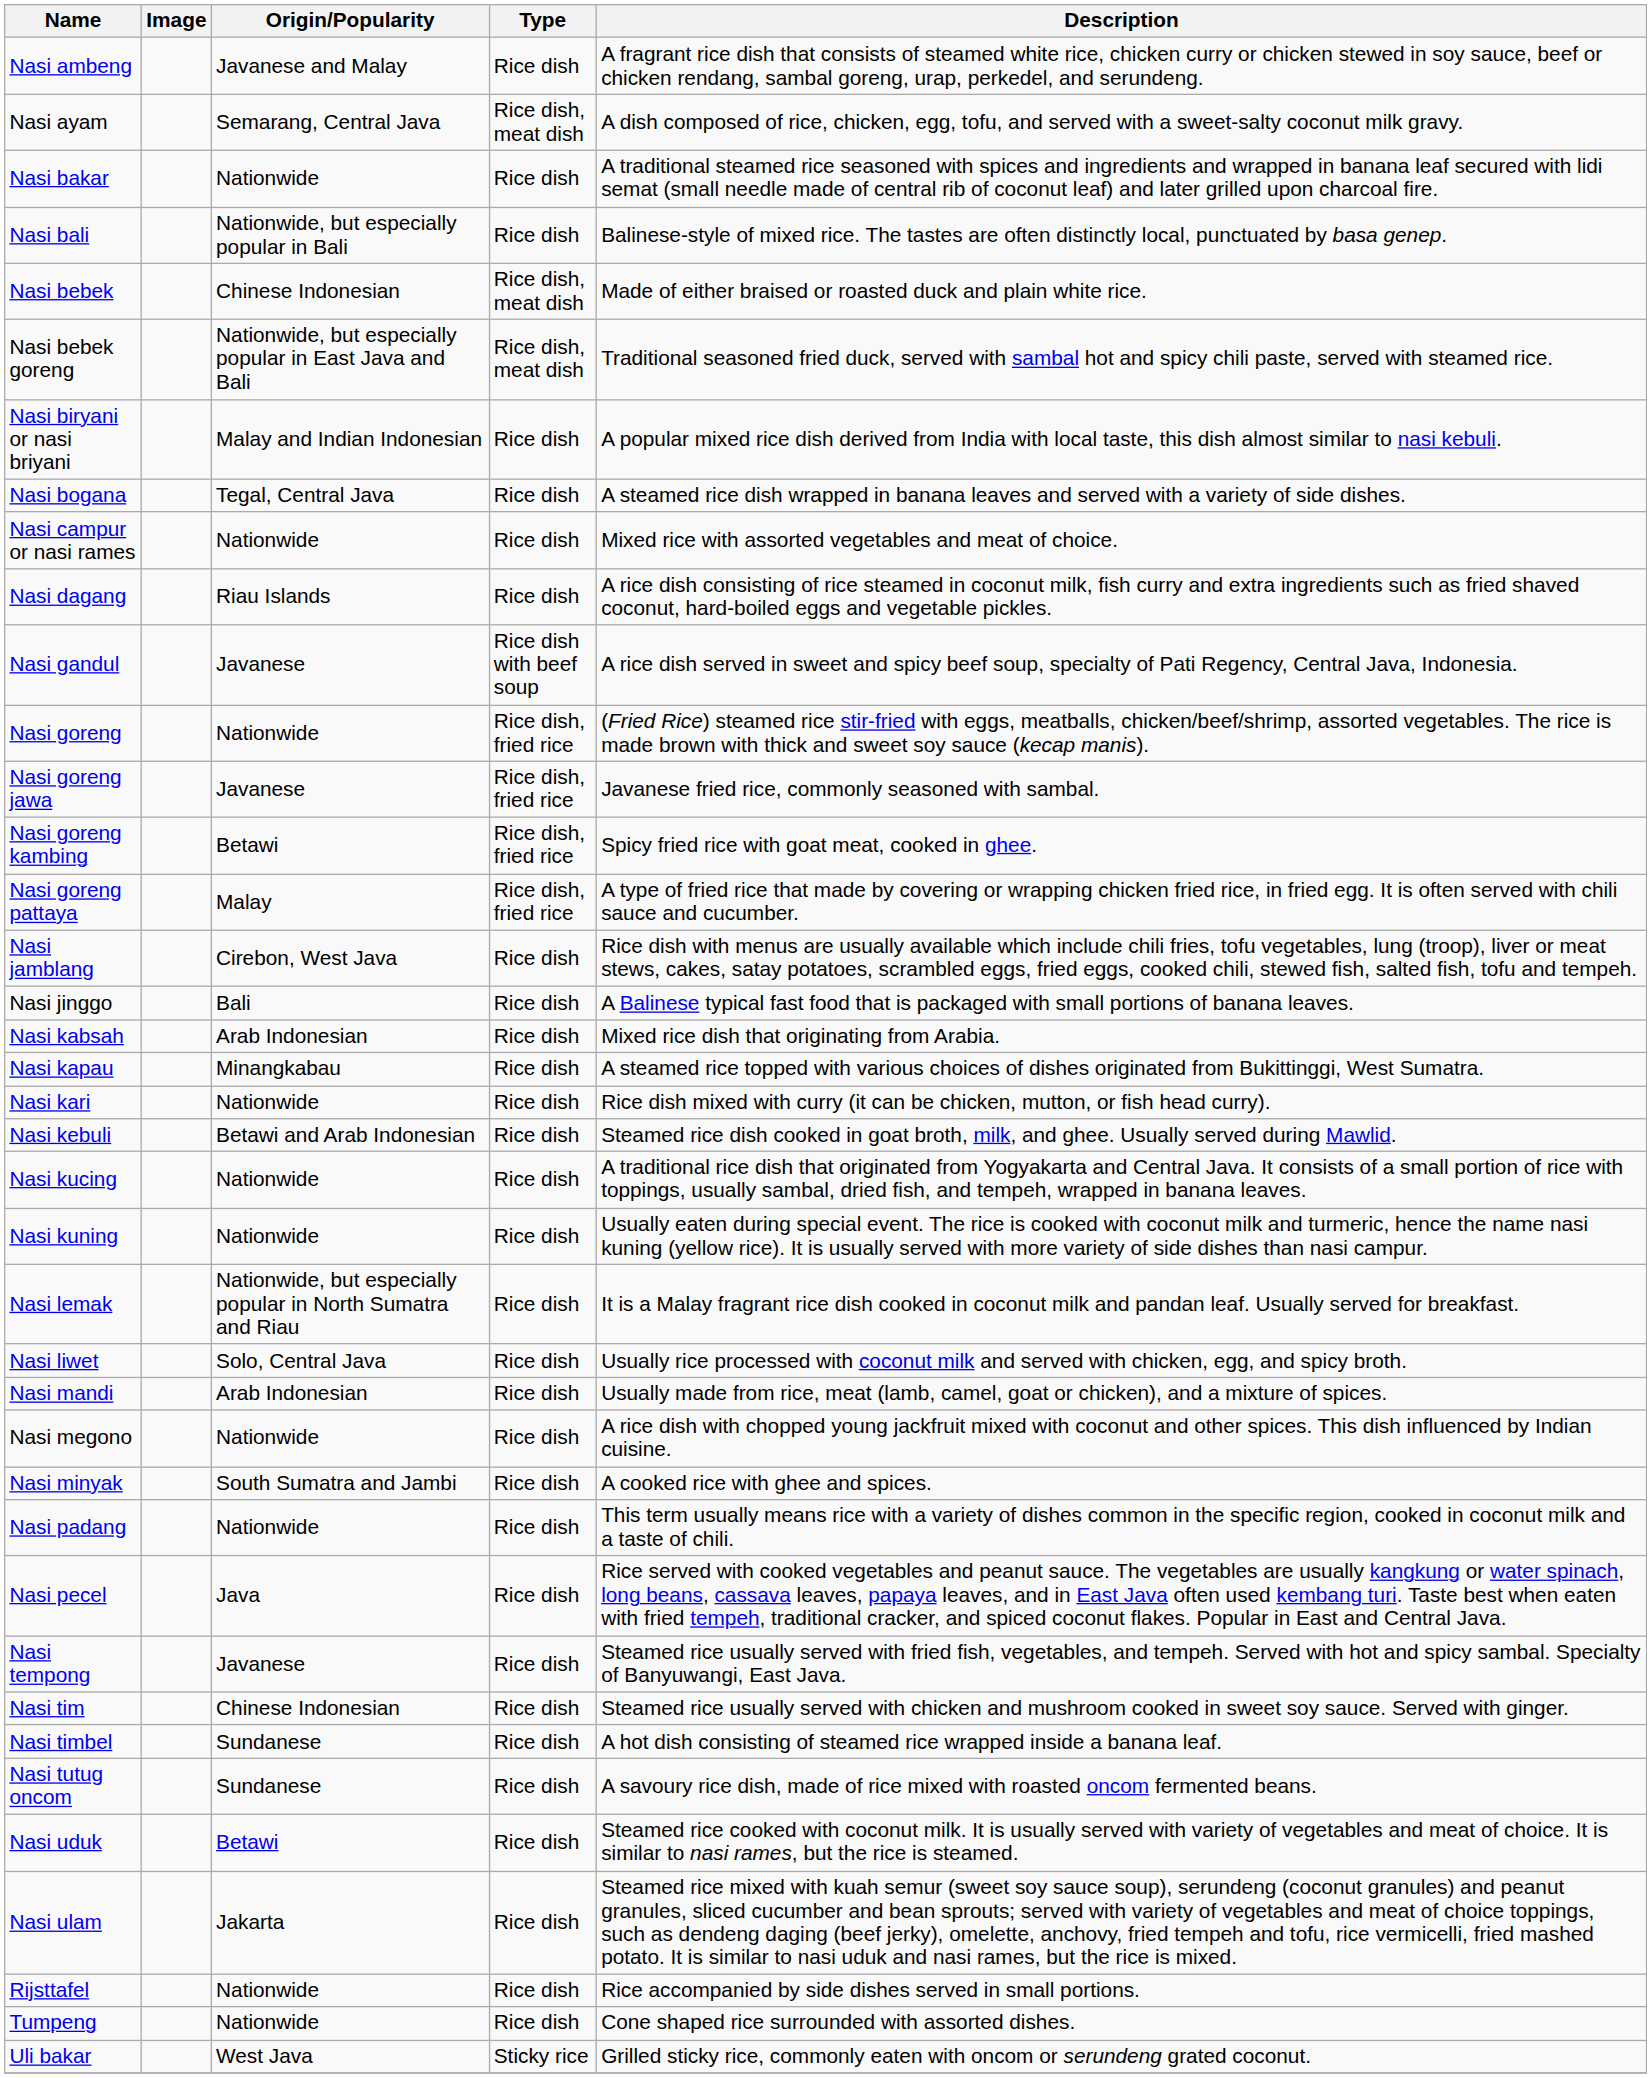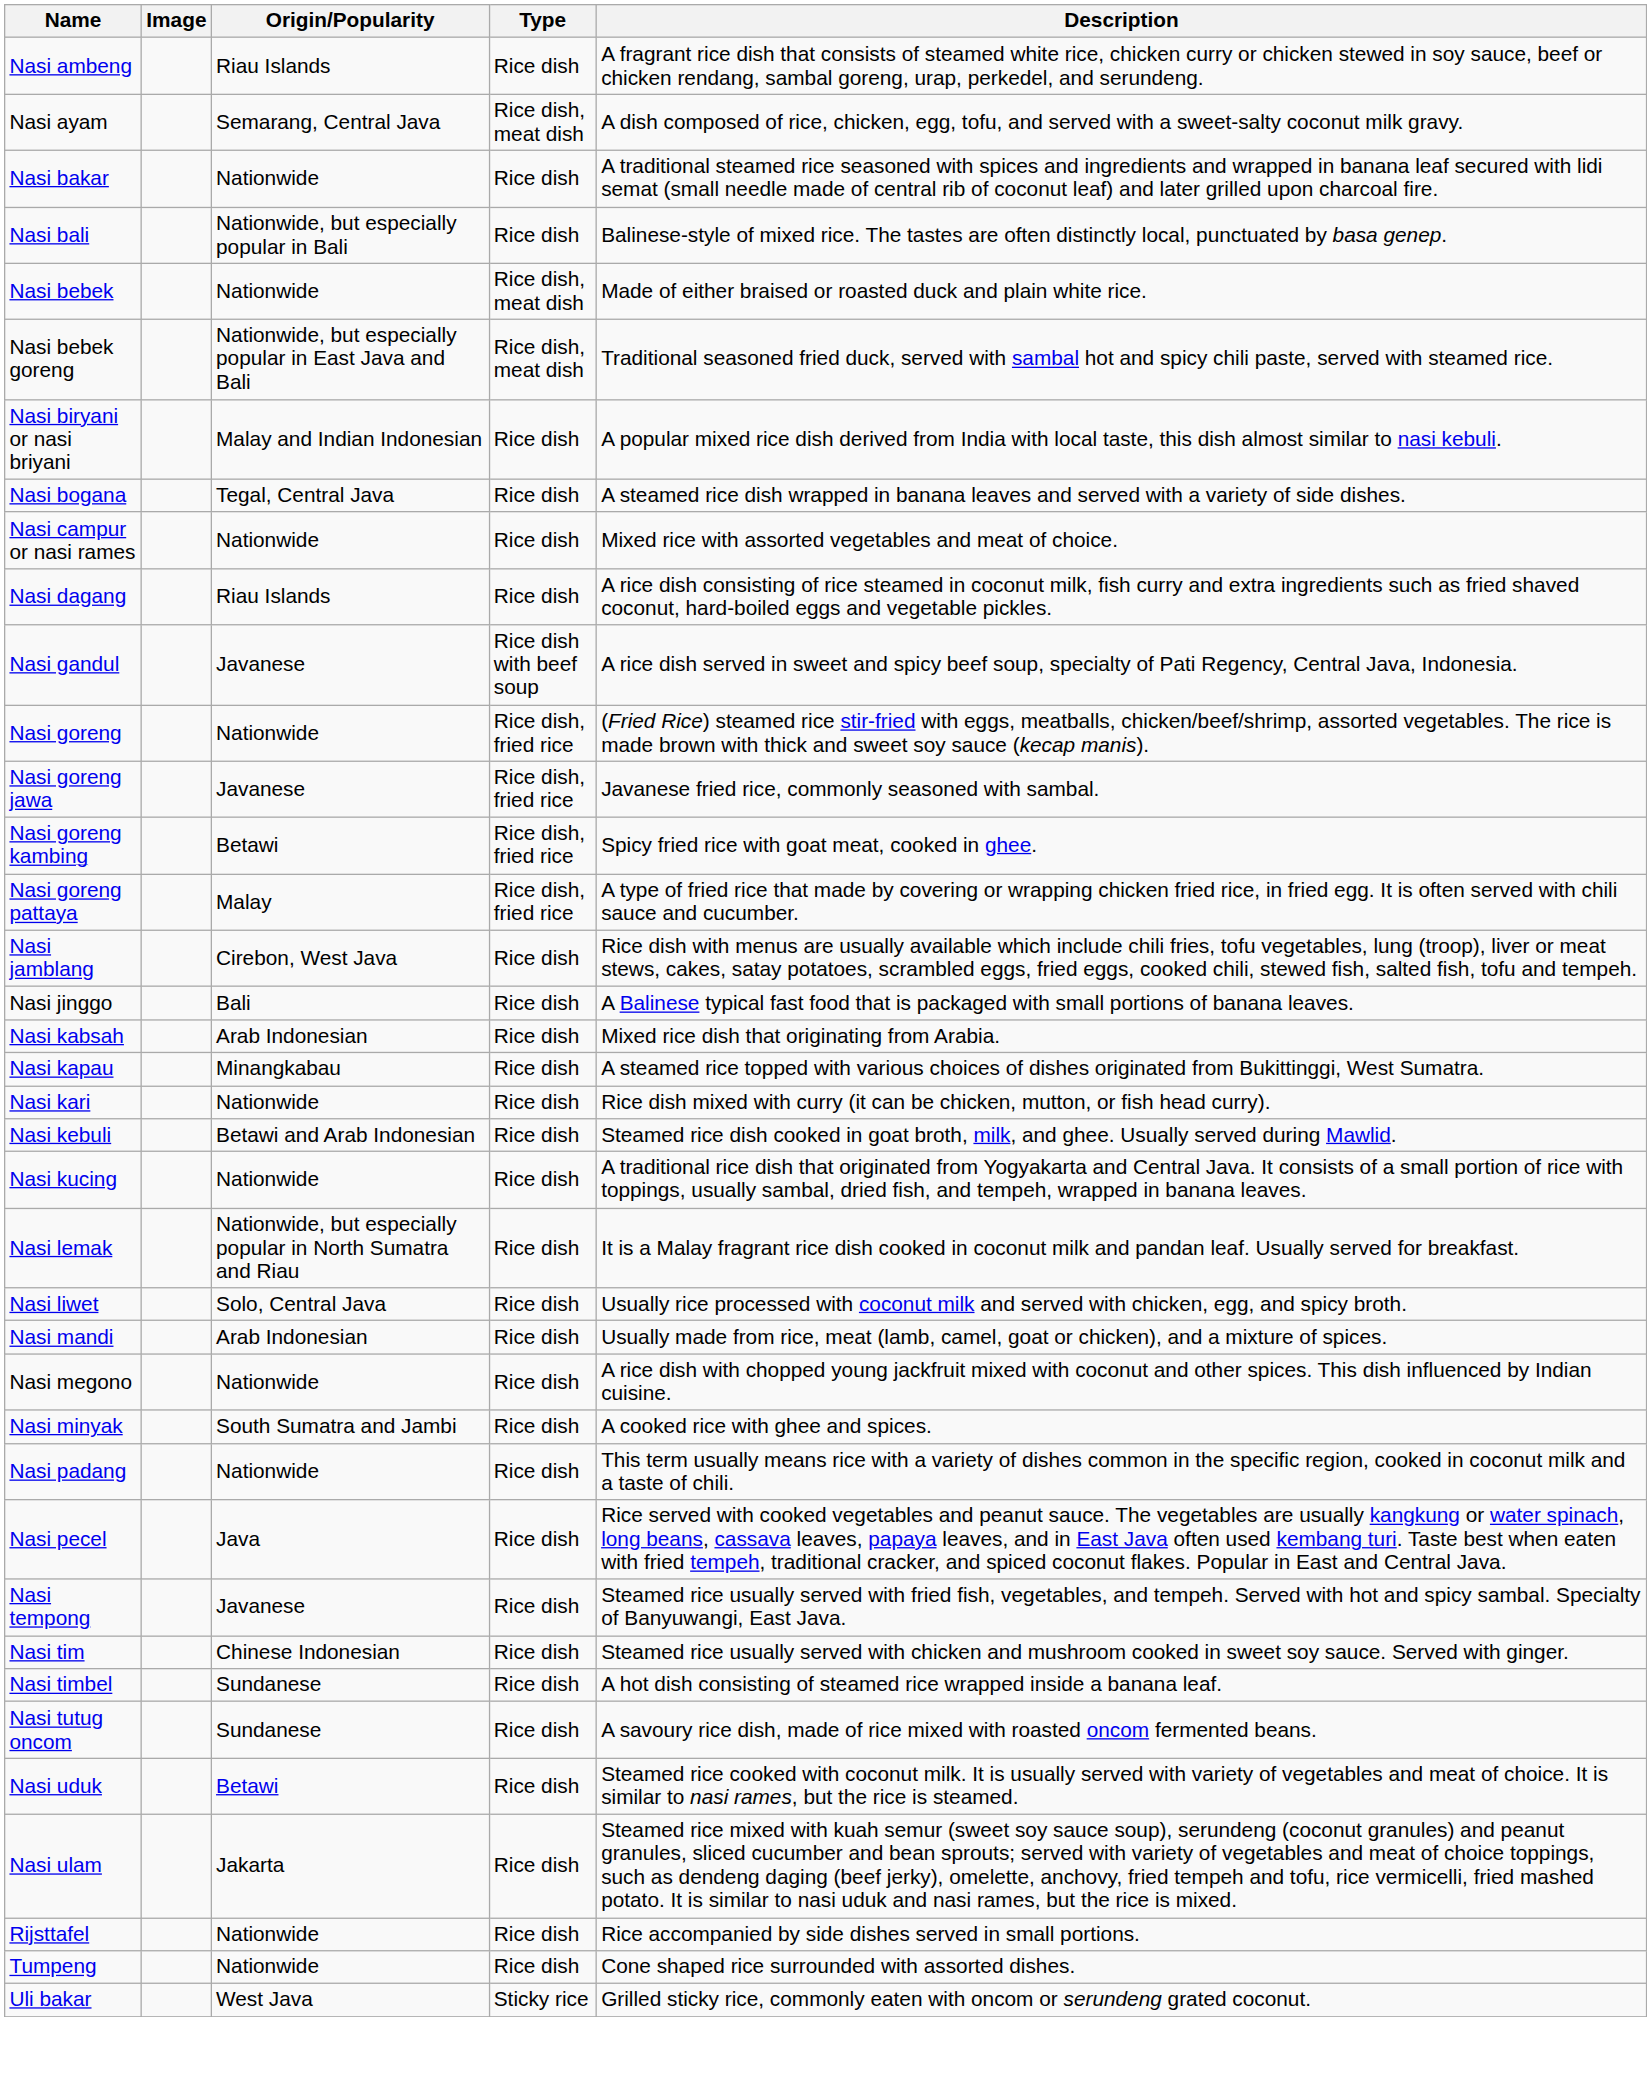(311, 65) Javanese and Malay -> (273, 65) Riau Islands
(308, 291) Chinese Indonesian -> (267, 291) Nationwide
- row: (64, 1236)
